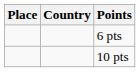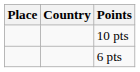rows swapped: (109, 35) <-> (113, 56)
